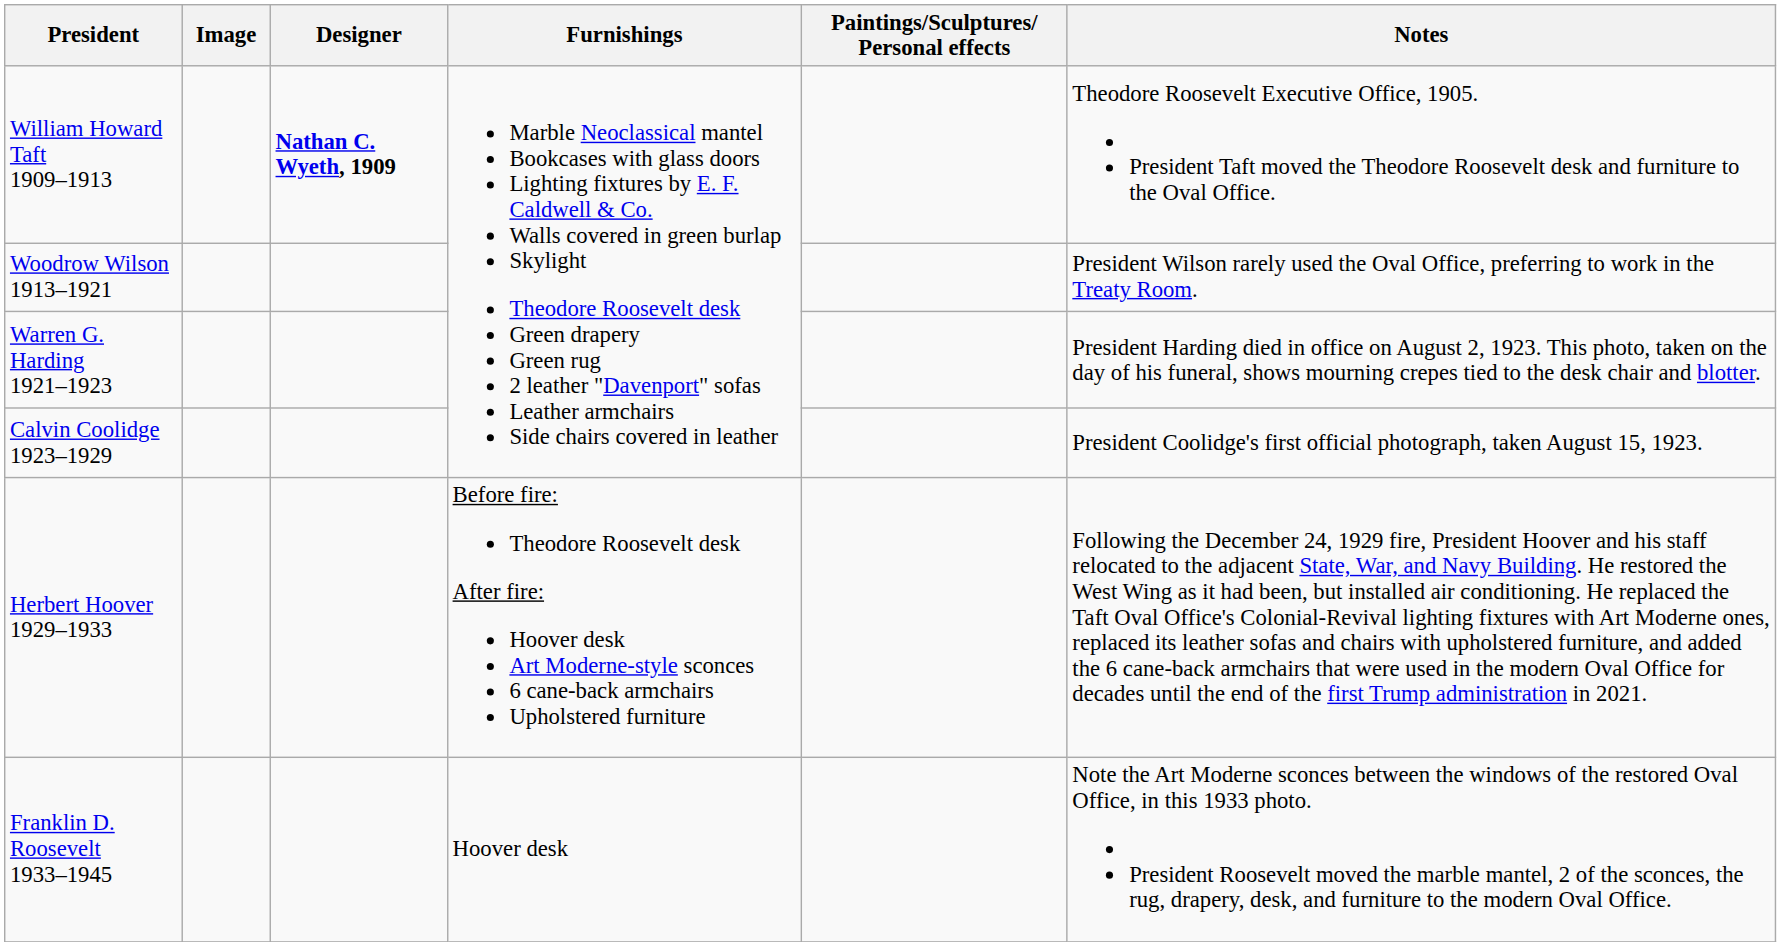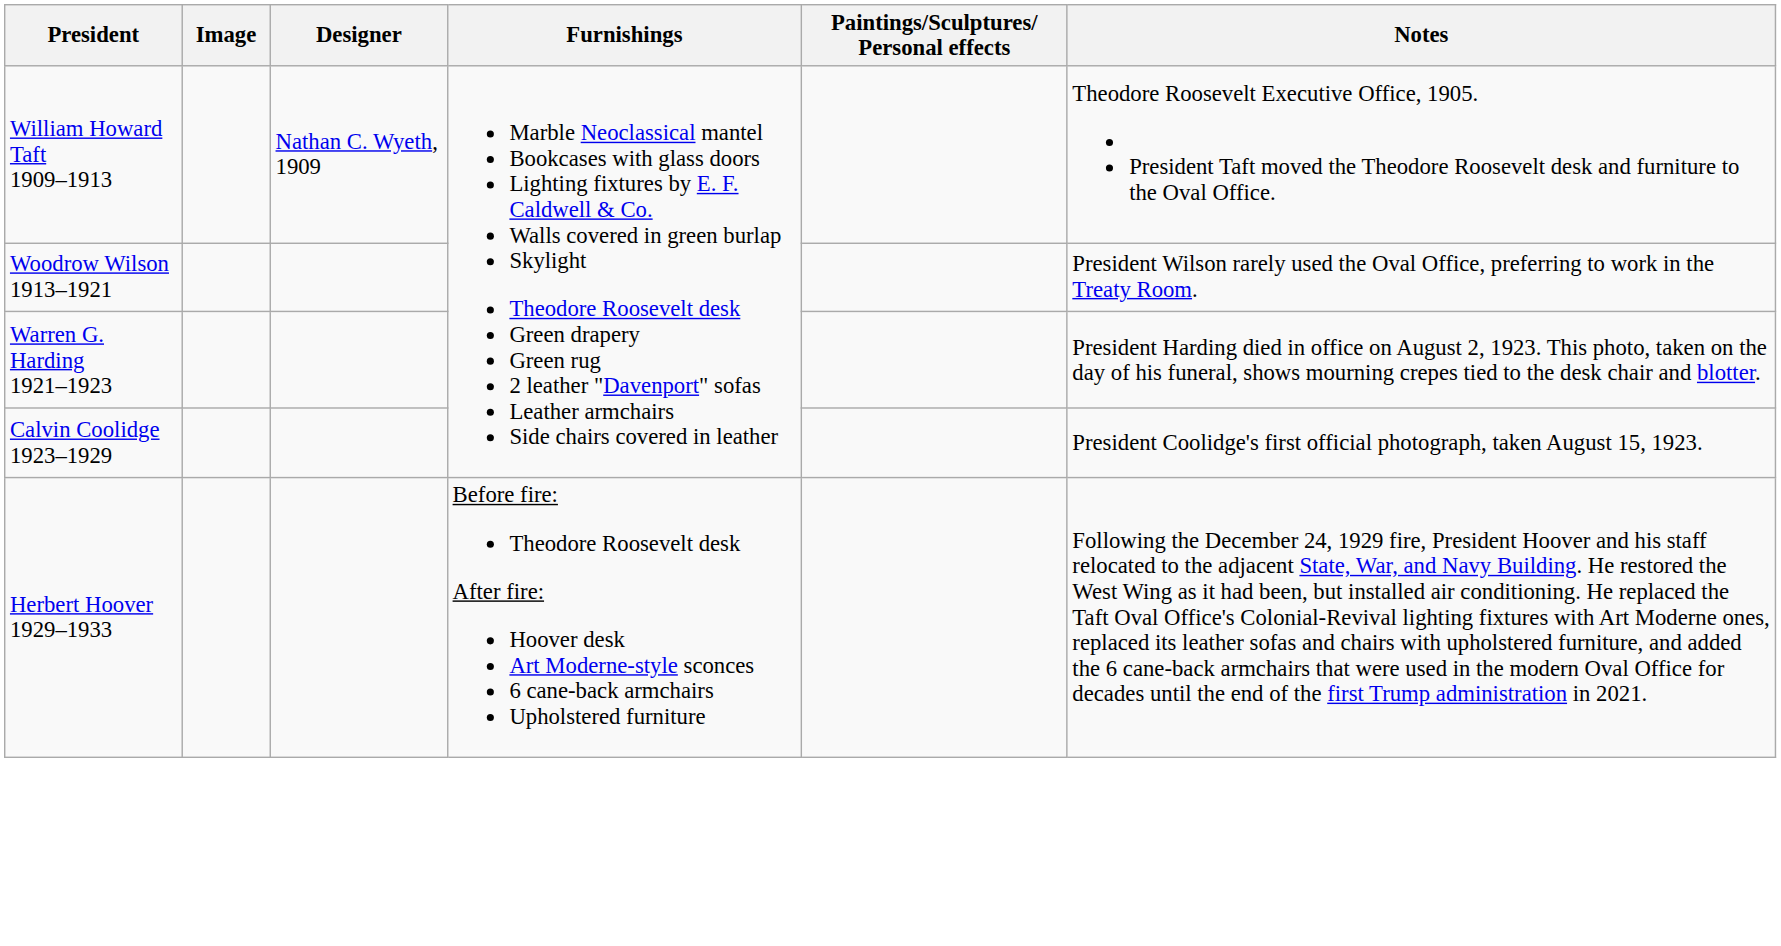(336, 154) bold -> (357, 154) normal
- row: (62, 849)
